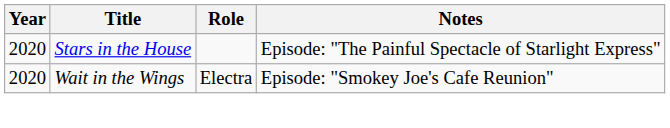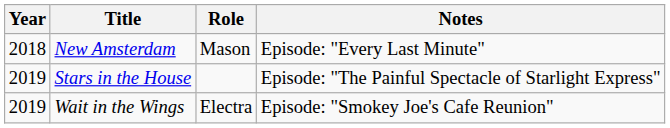+ row: (115, 48)
(27, 48) 2020 -> (27, 78) 2019
(27, 78) 2020 -> (27, 107) 2019
